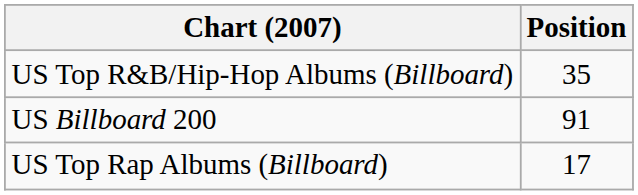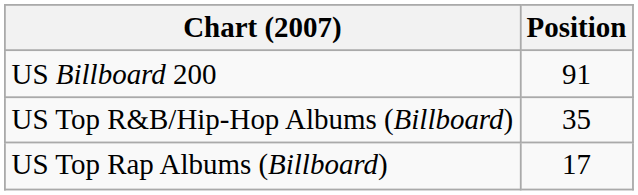rows swapped: (114, 119) <-> (262, 73)
